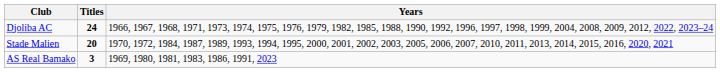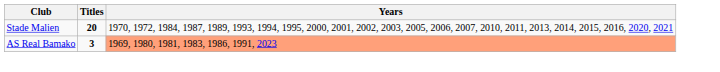- row: (29, 28)
(192, 59) no background -> (192, 43) lightsalmon background
